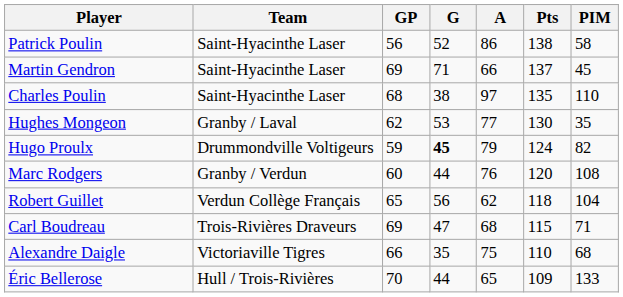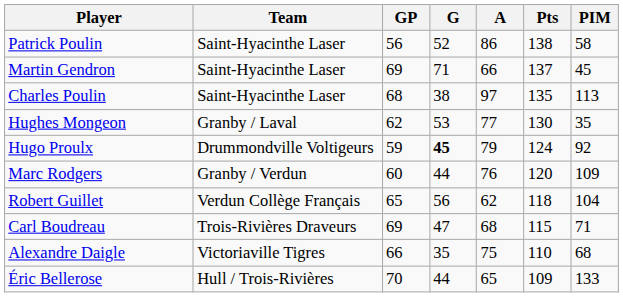(587, 95) 110 -> (587, 95) 113
(583, 148) 82 -> (583, 148) 92
(587, 174) 108 -> (587, 174) 109
